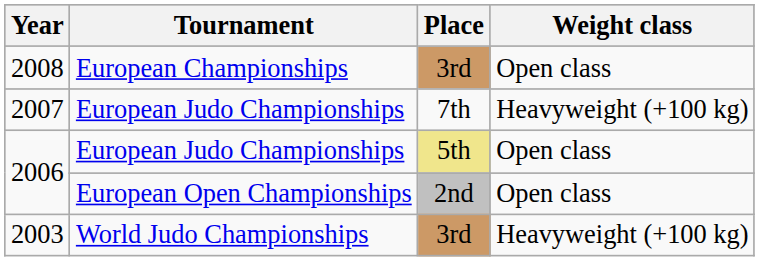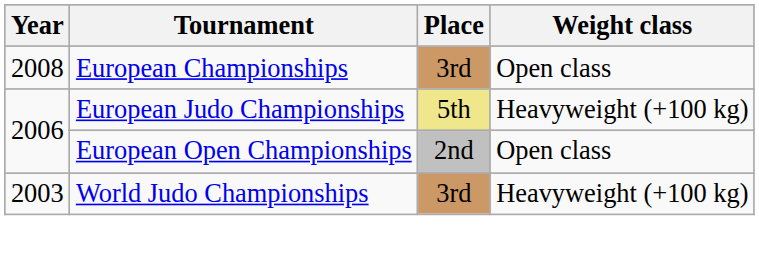- row: (37, 109)
(554, 151) Open class -> (622, 109) Heavyweight (+100 kg)
